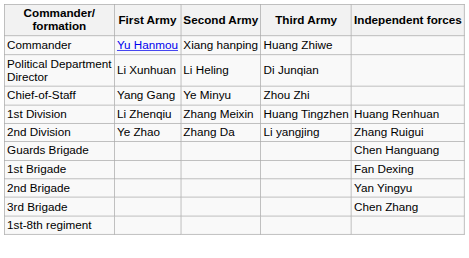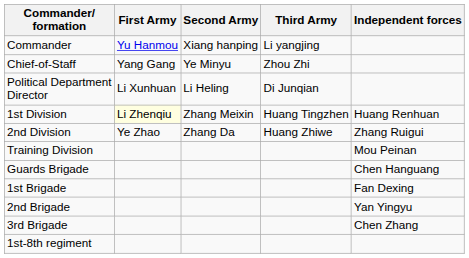(298, 45) Huang Zhiwe -> (292, 45) Li yangjing
rows swapped: (41, 95) <-> (59, 70)
(144, 114) no background -> (144, 114) lightyellow background
(292, 132) Li yangjing -> (298, 132) Huang Zhiwe
+ row: (50, 151)
